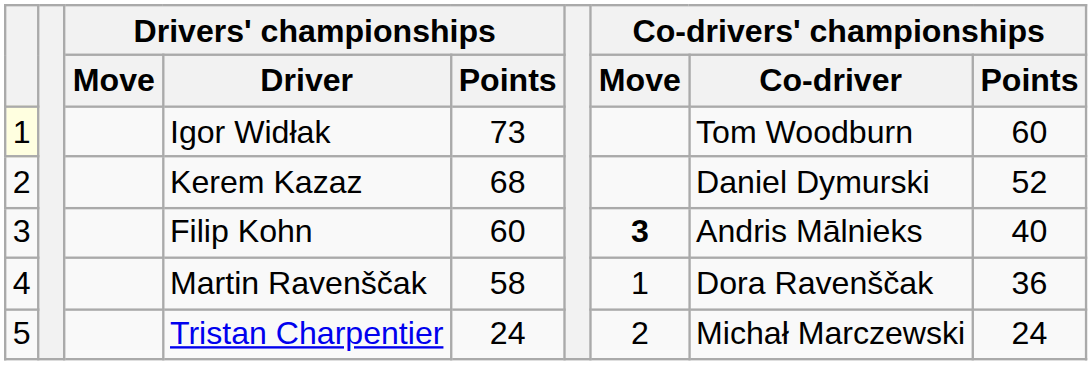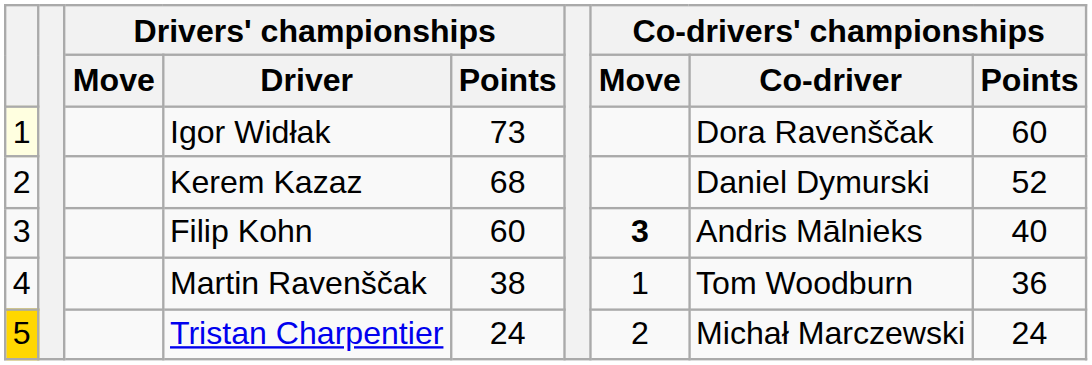(805, 131) Tom Woodburn -> (815, 131) Dora Ravenščak
(508, 283) 58 -> (508, 283) 38
(815, 283) Dora Ravenščak -> (805, 283) Tom Woodburn
(22, 334) no background -> (22, 334) gold background
